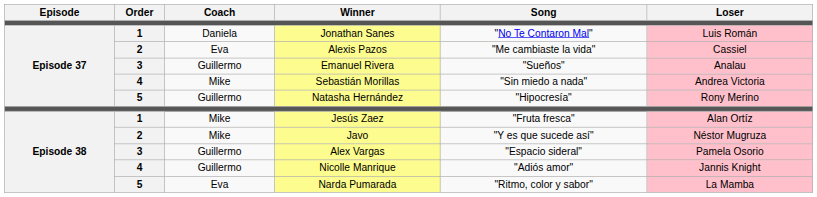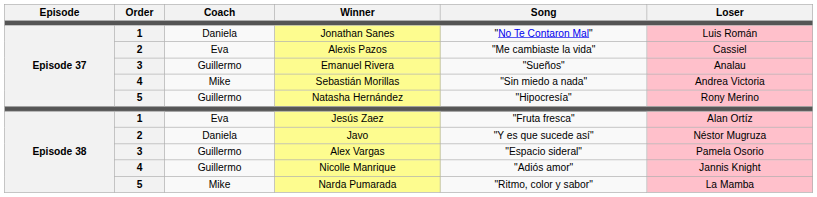(220, 119) Mike -> (220, 119) Eva
(220, 135) Mike -> (220, 135) Daniela
(220, 184) Eva -> (220, 184) Mike
